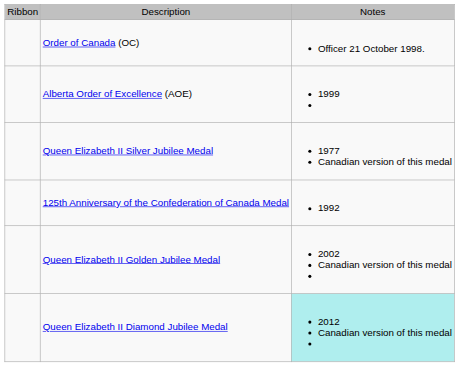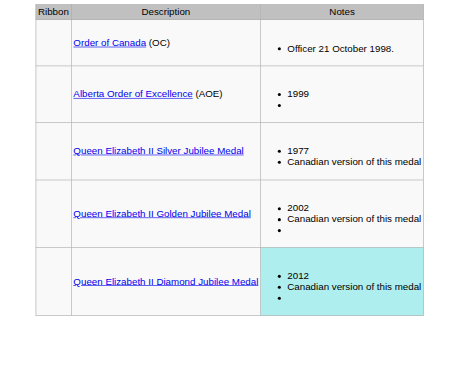- row: (166, 202)
